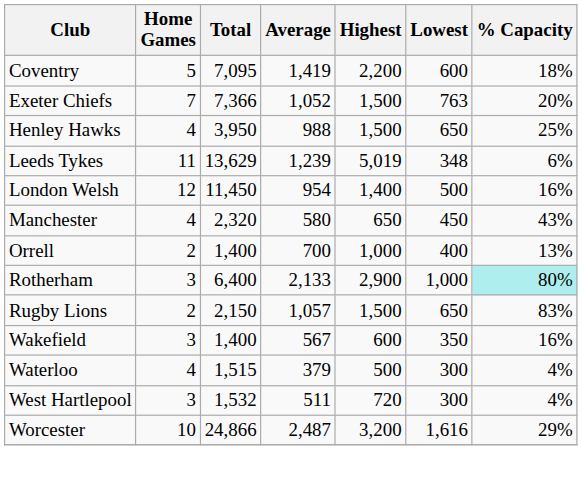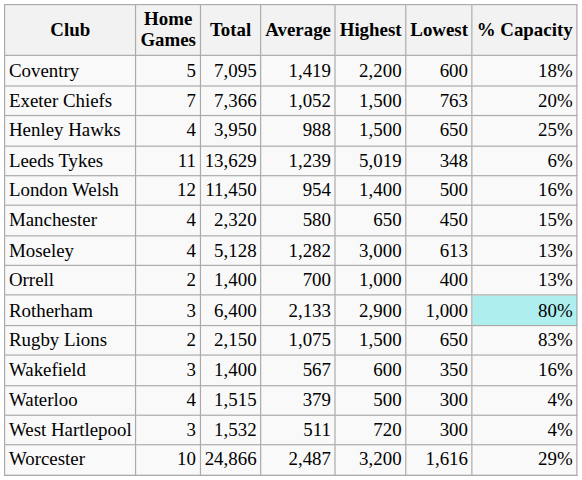(555, 220) 43% -> (555, 220) 15%
+ row: (41, 250)
(310, 310) 1,057 -> (310, 340) 1,075
